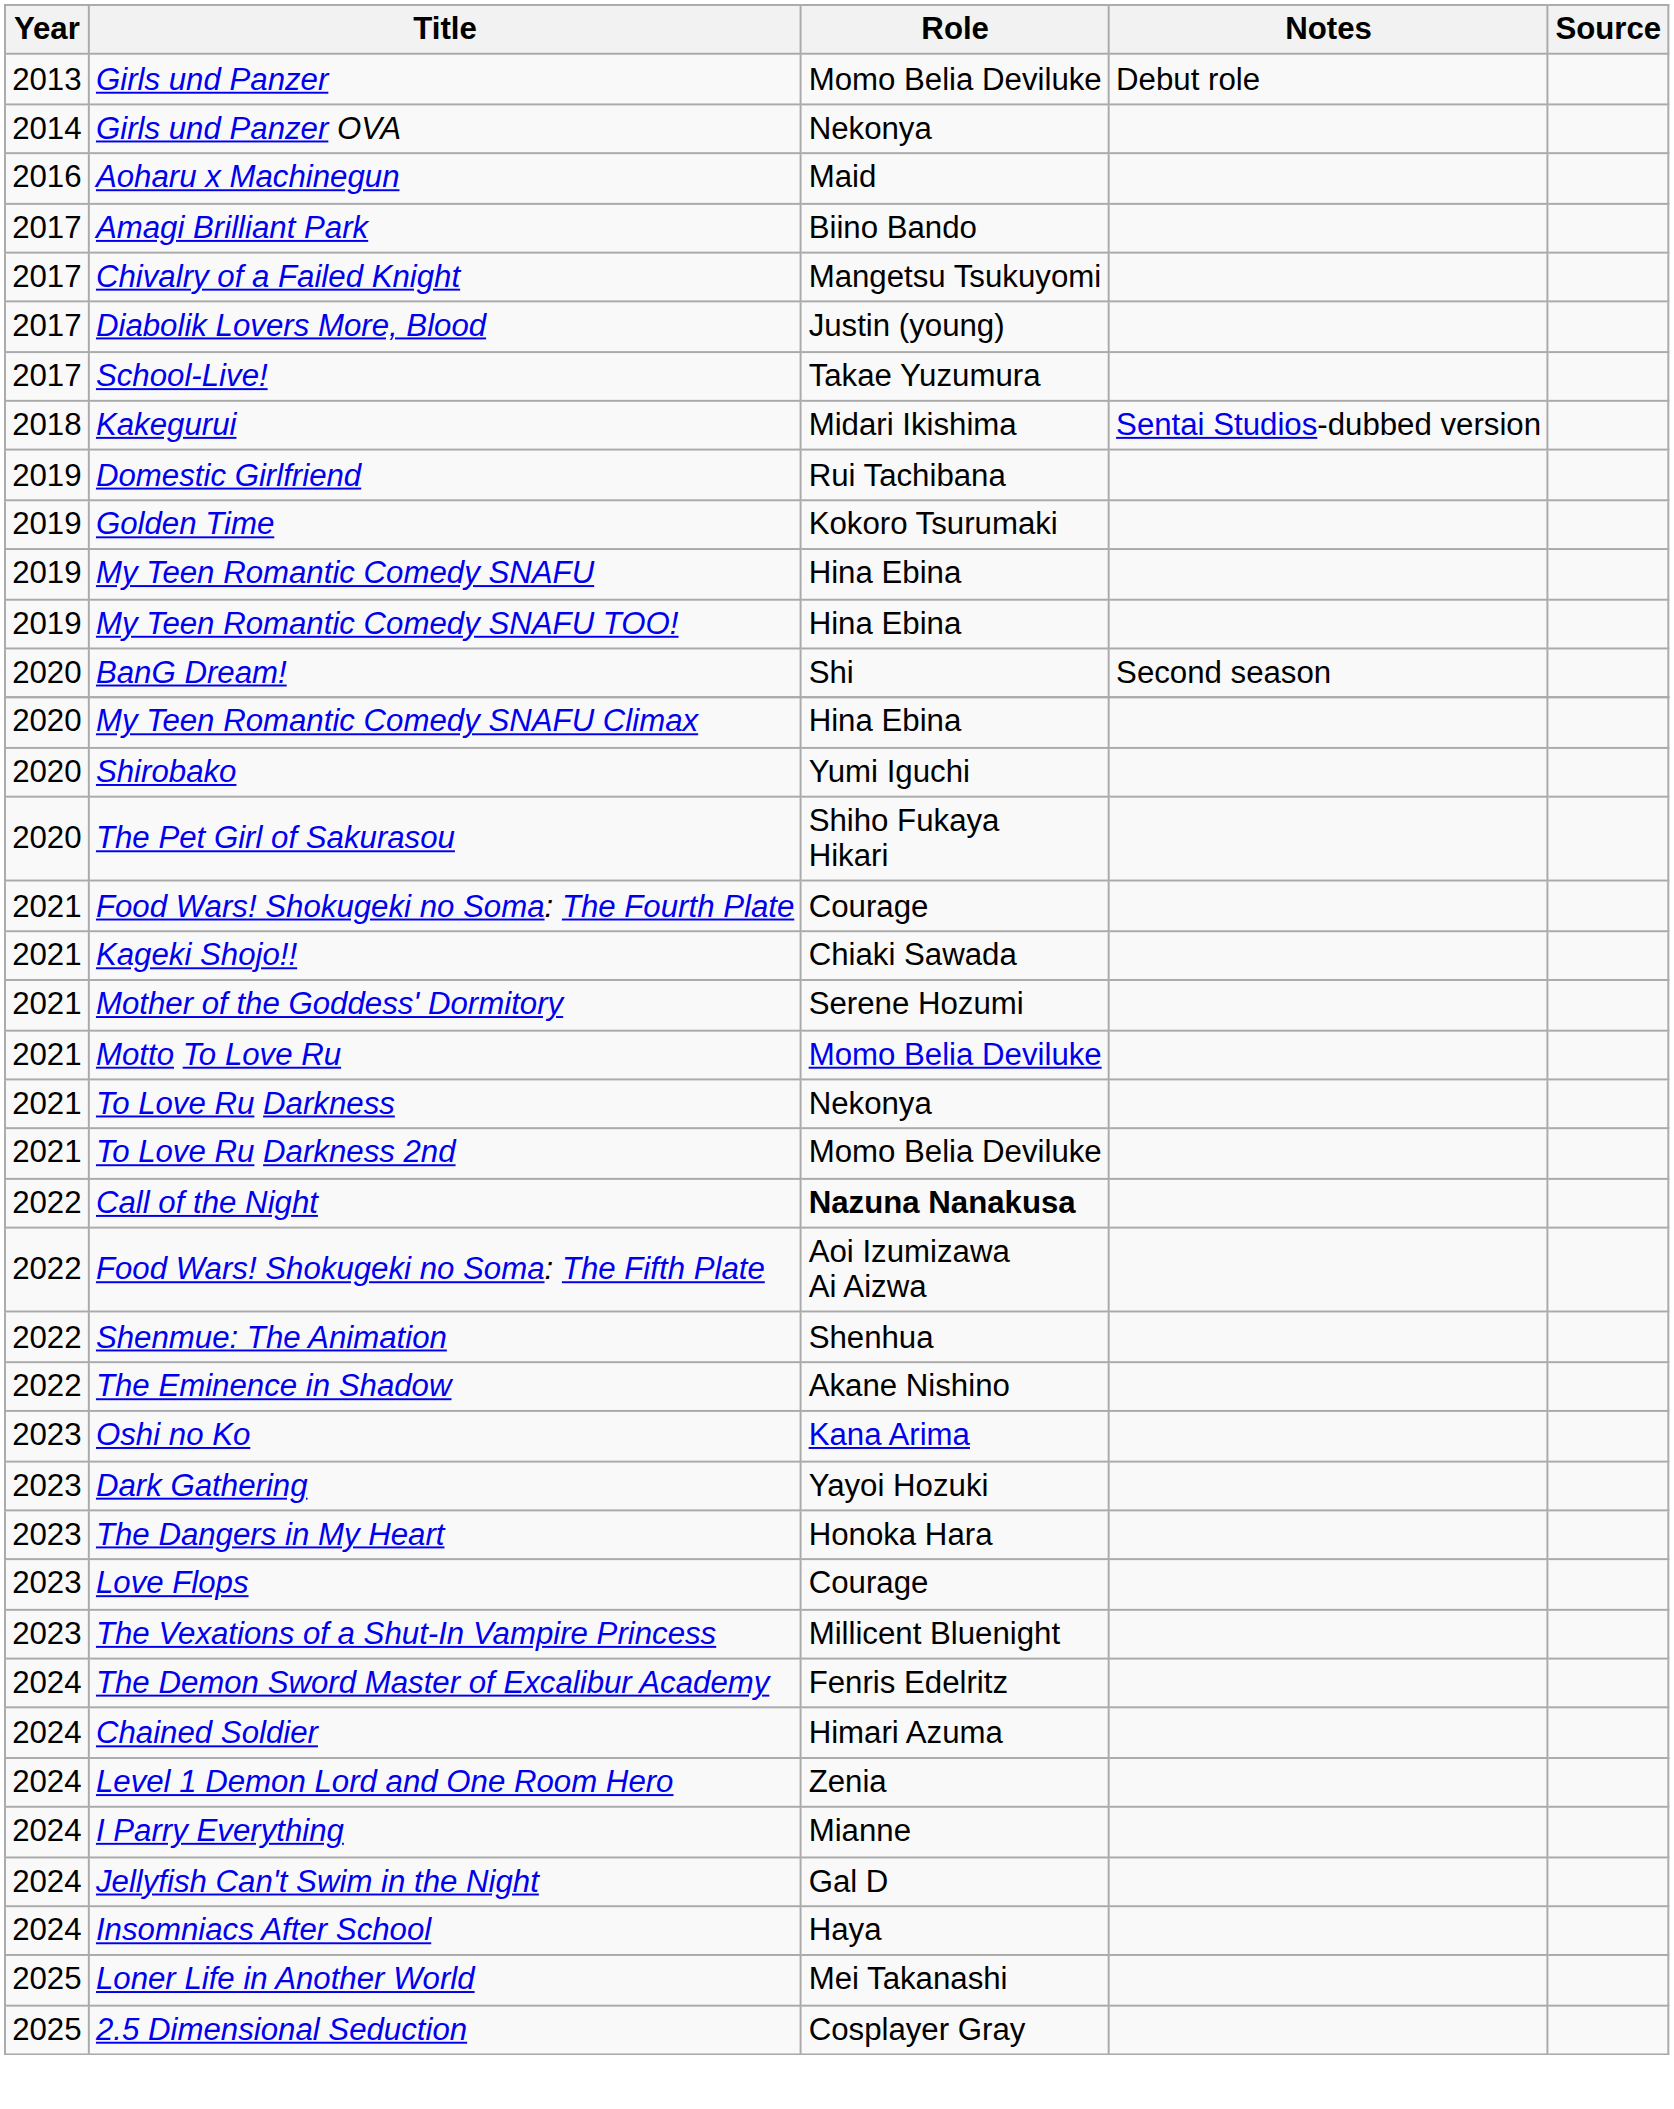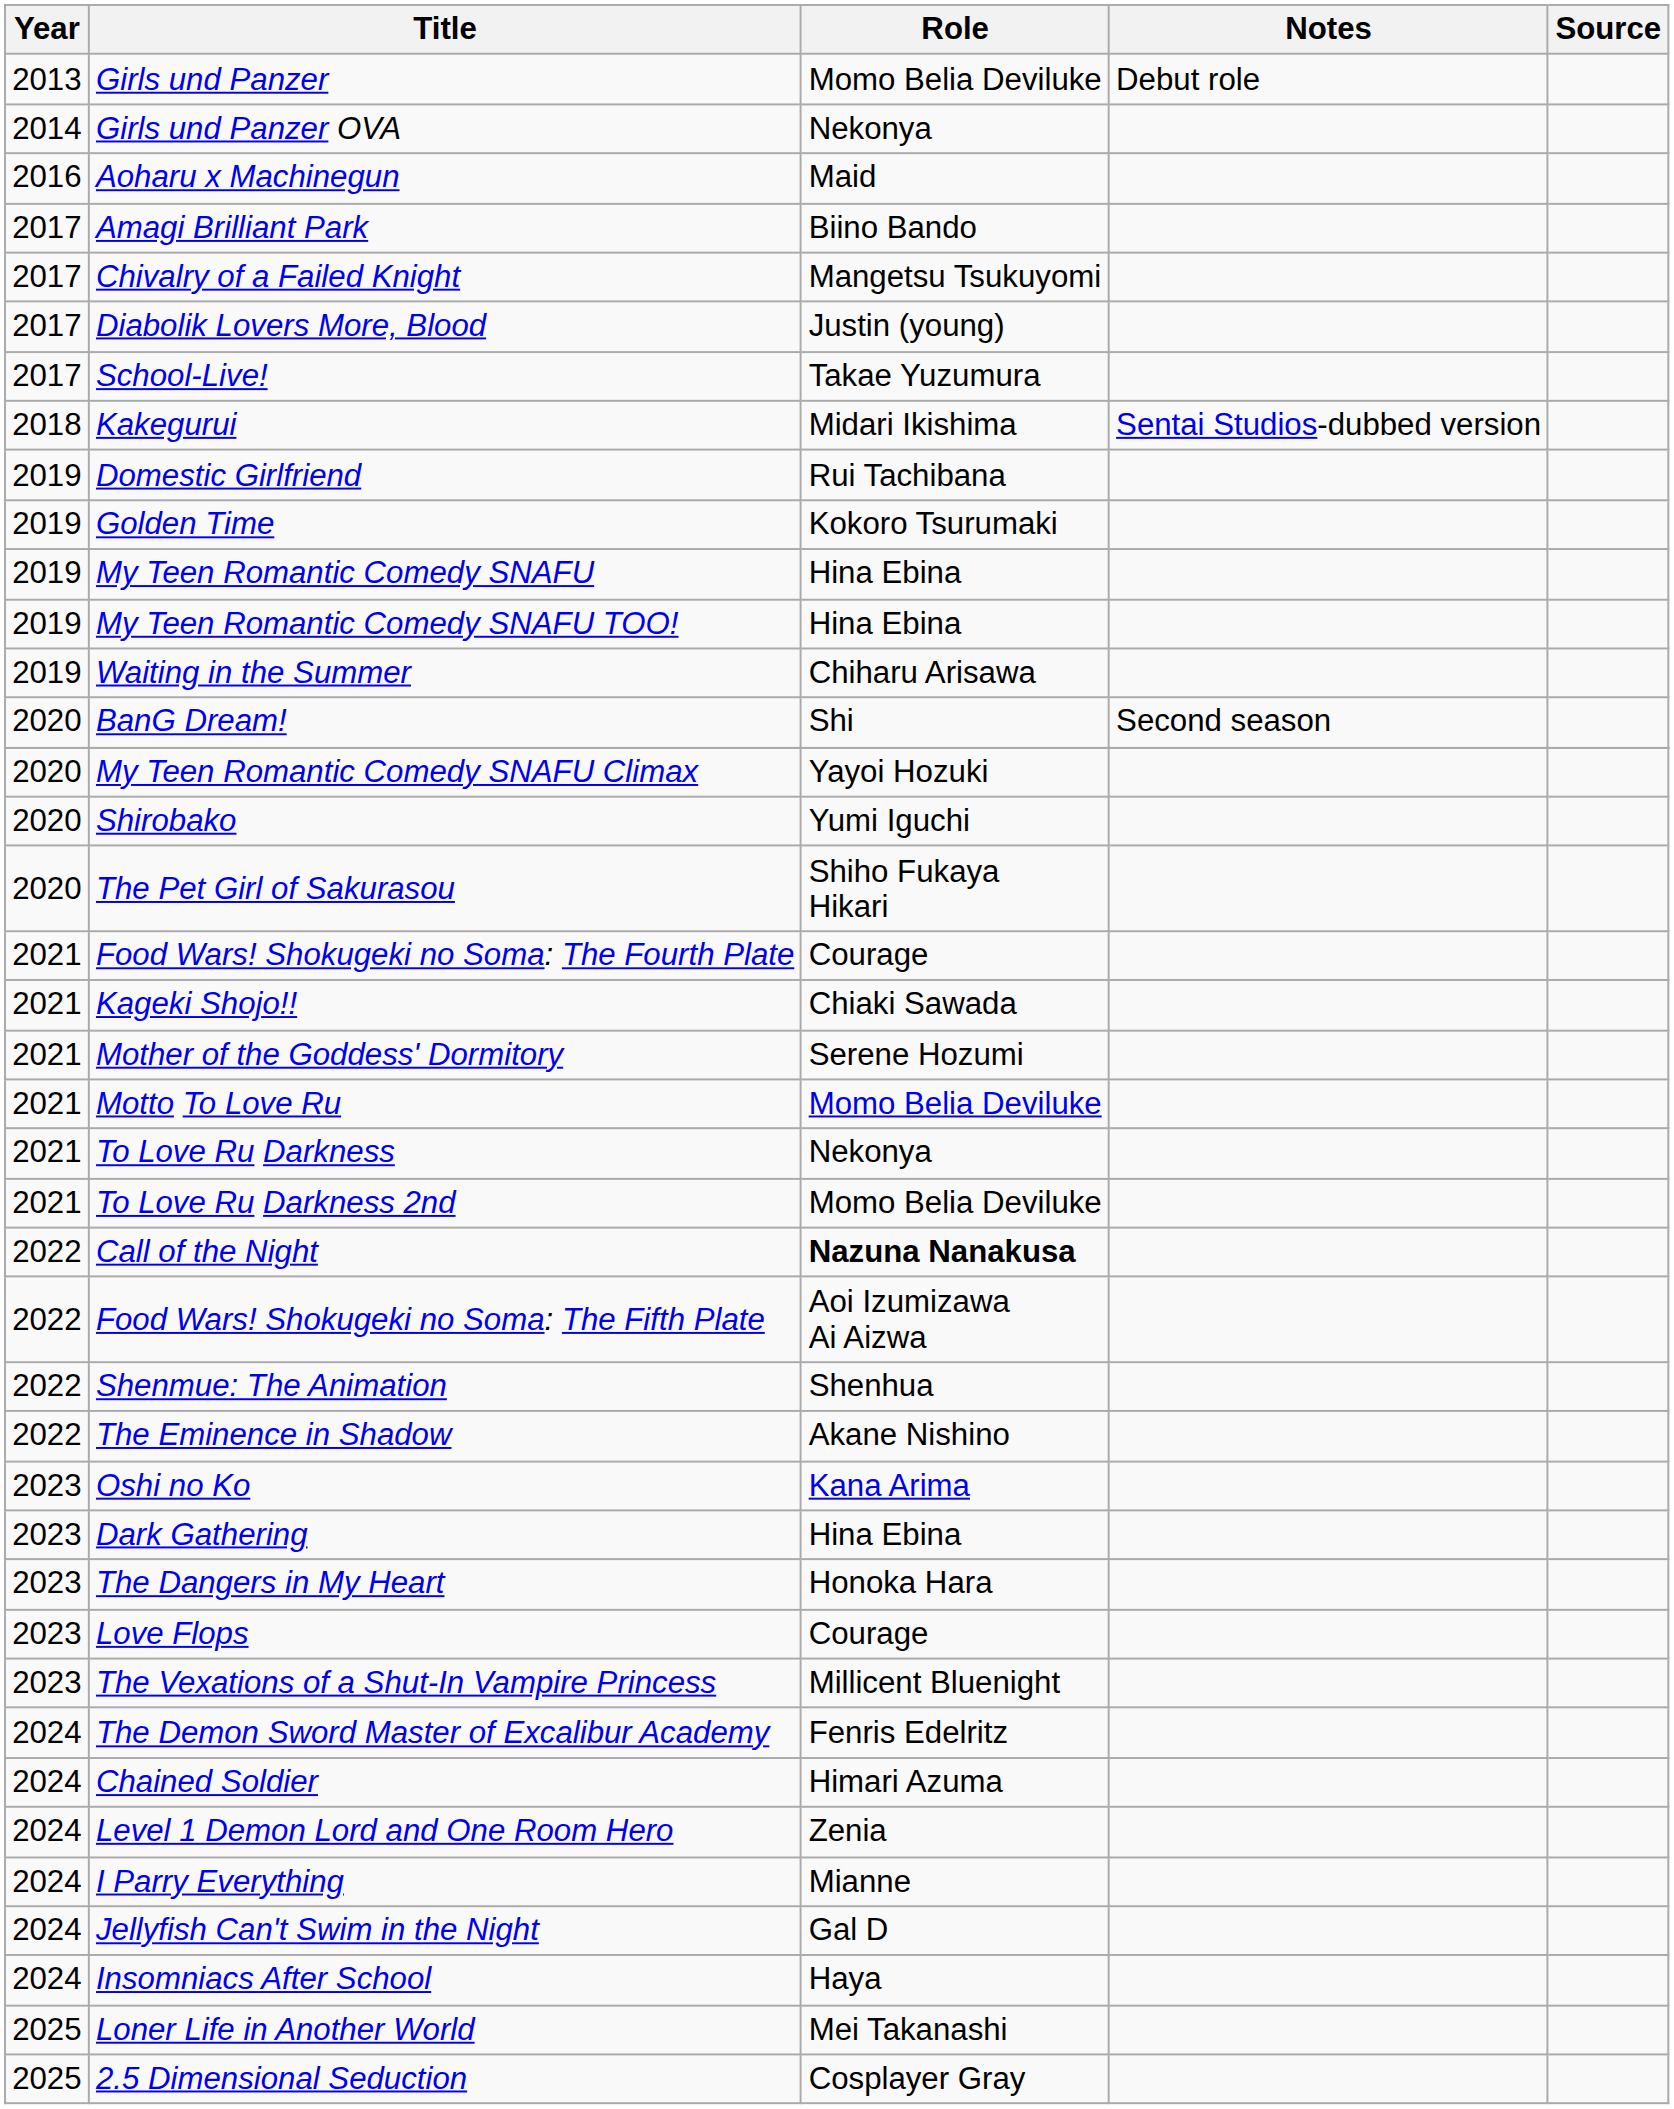+ row: (253, 672)
(885, 721) Hina Ebina -> (899, 771) Yayoi Hozuki
(899, 1484) Yayoi Hozuki -> (885, 1534) Hina Ebina
